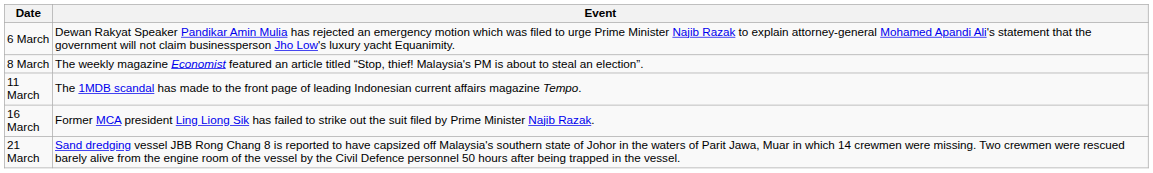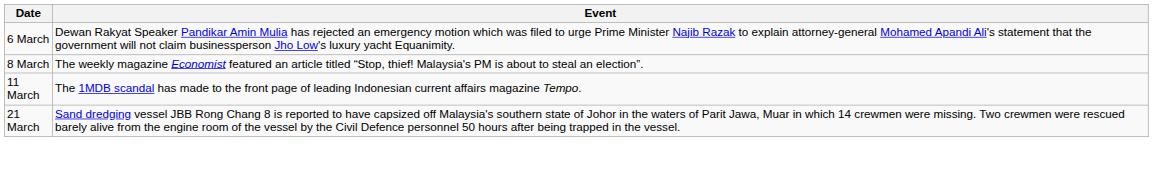- row: (23, 120)
